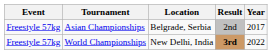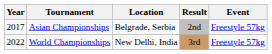columns swapped: (256, 12) <-> (33, 12)
(230, 42) bold -> (194, 42) normal
